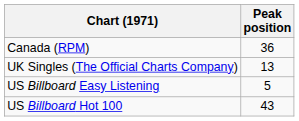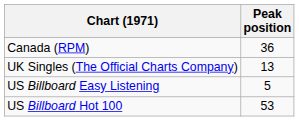(267, 106) 43 -> (267, 106) 53
